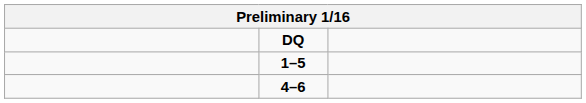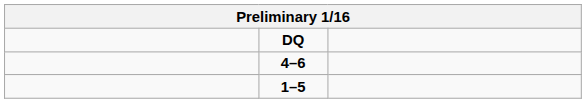rows swapped: (293, 63) <-> (293, 87)
